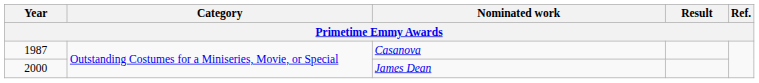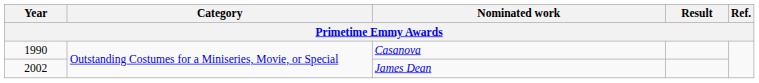(36, 50) 1987 -> (36, 50) 1990
(36, 68) 2000 -> (36, 68) 2002
